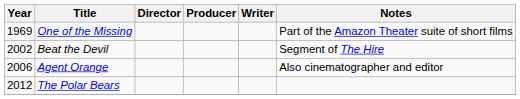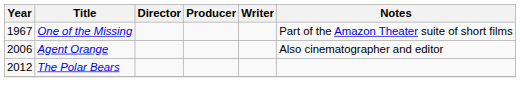(20, 31) 1969 -> (20, 31) 1967
- row: (73, 49)
